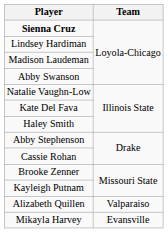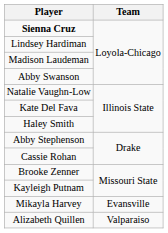rows swapped: (49, 204) <-> (49, 220)
